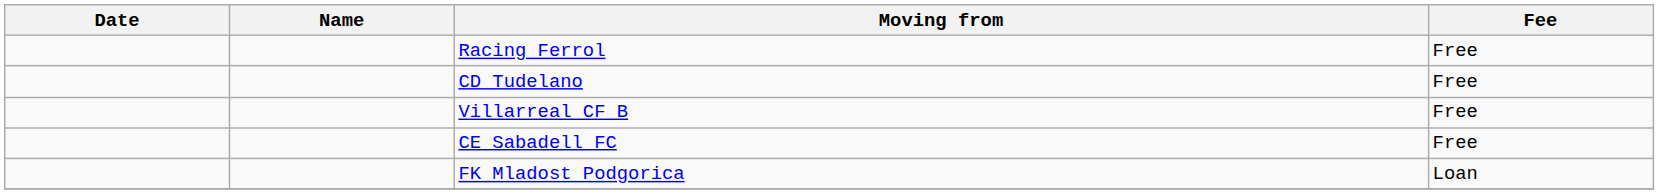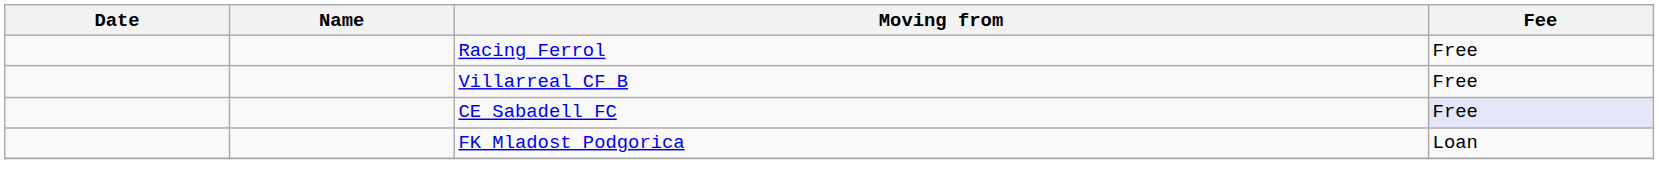- row: (521, 82)
(1455, 143) no background -> (1455, 112) lavender background
